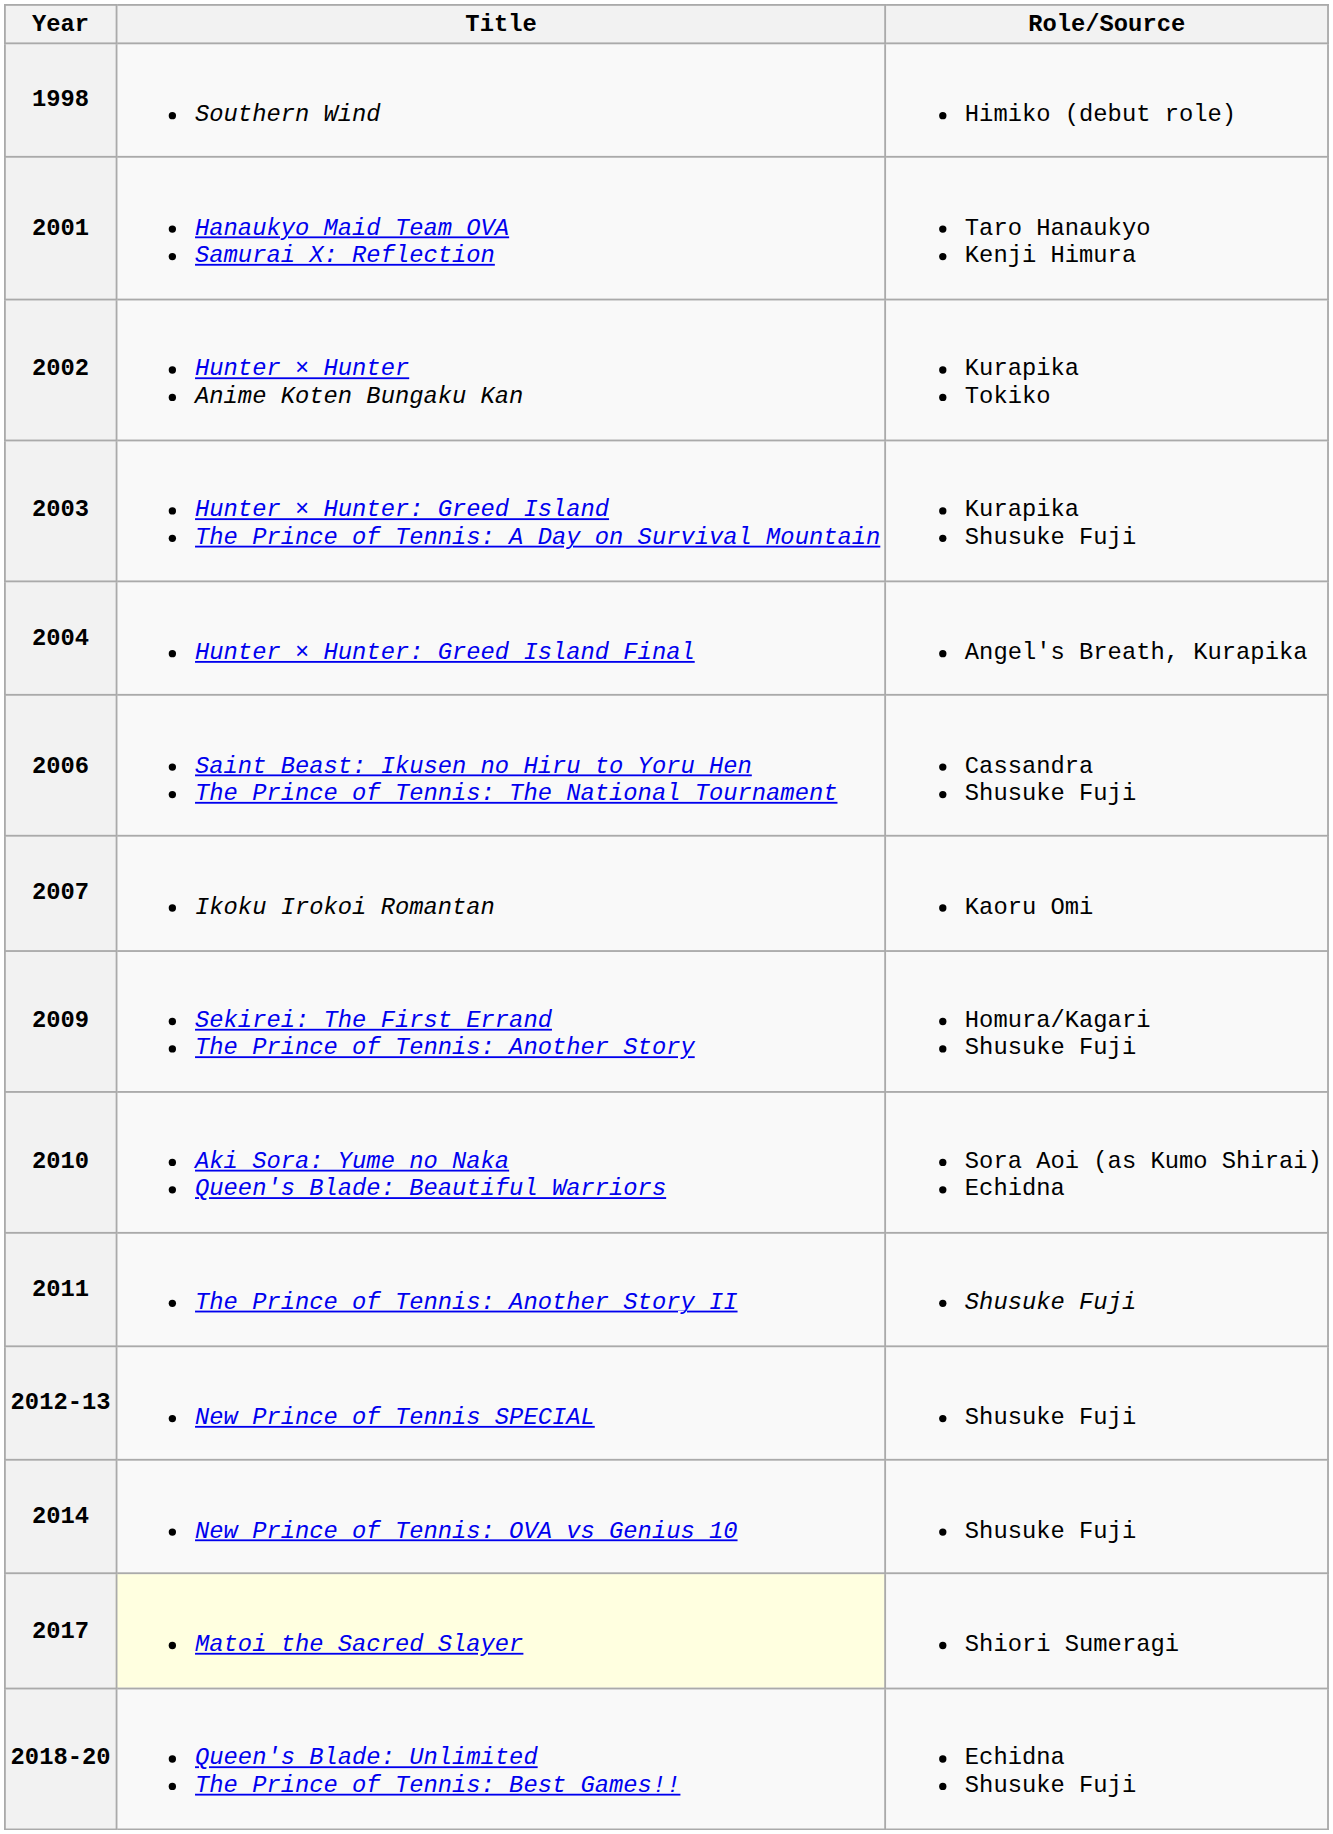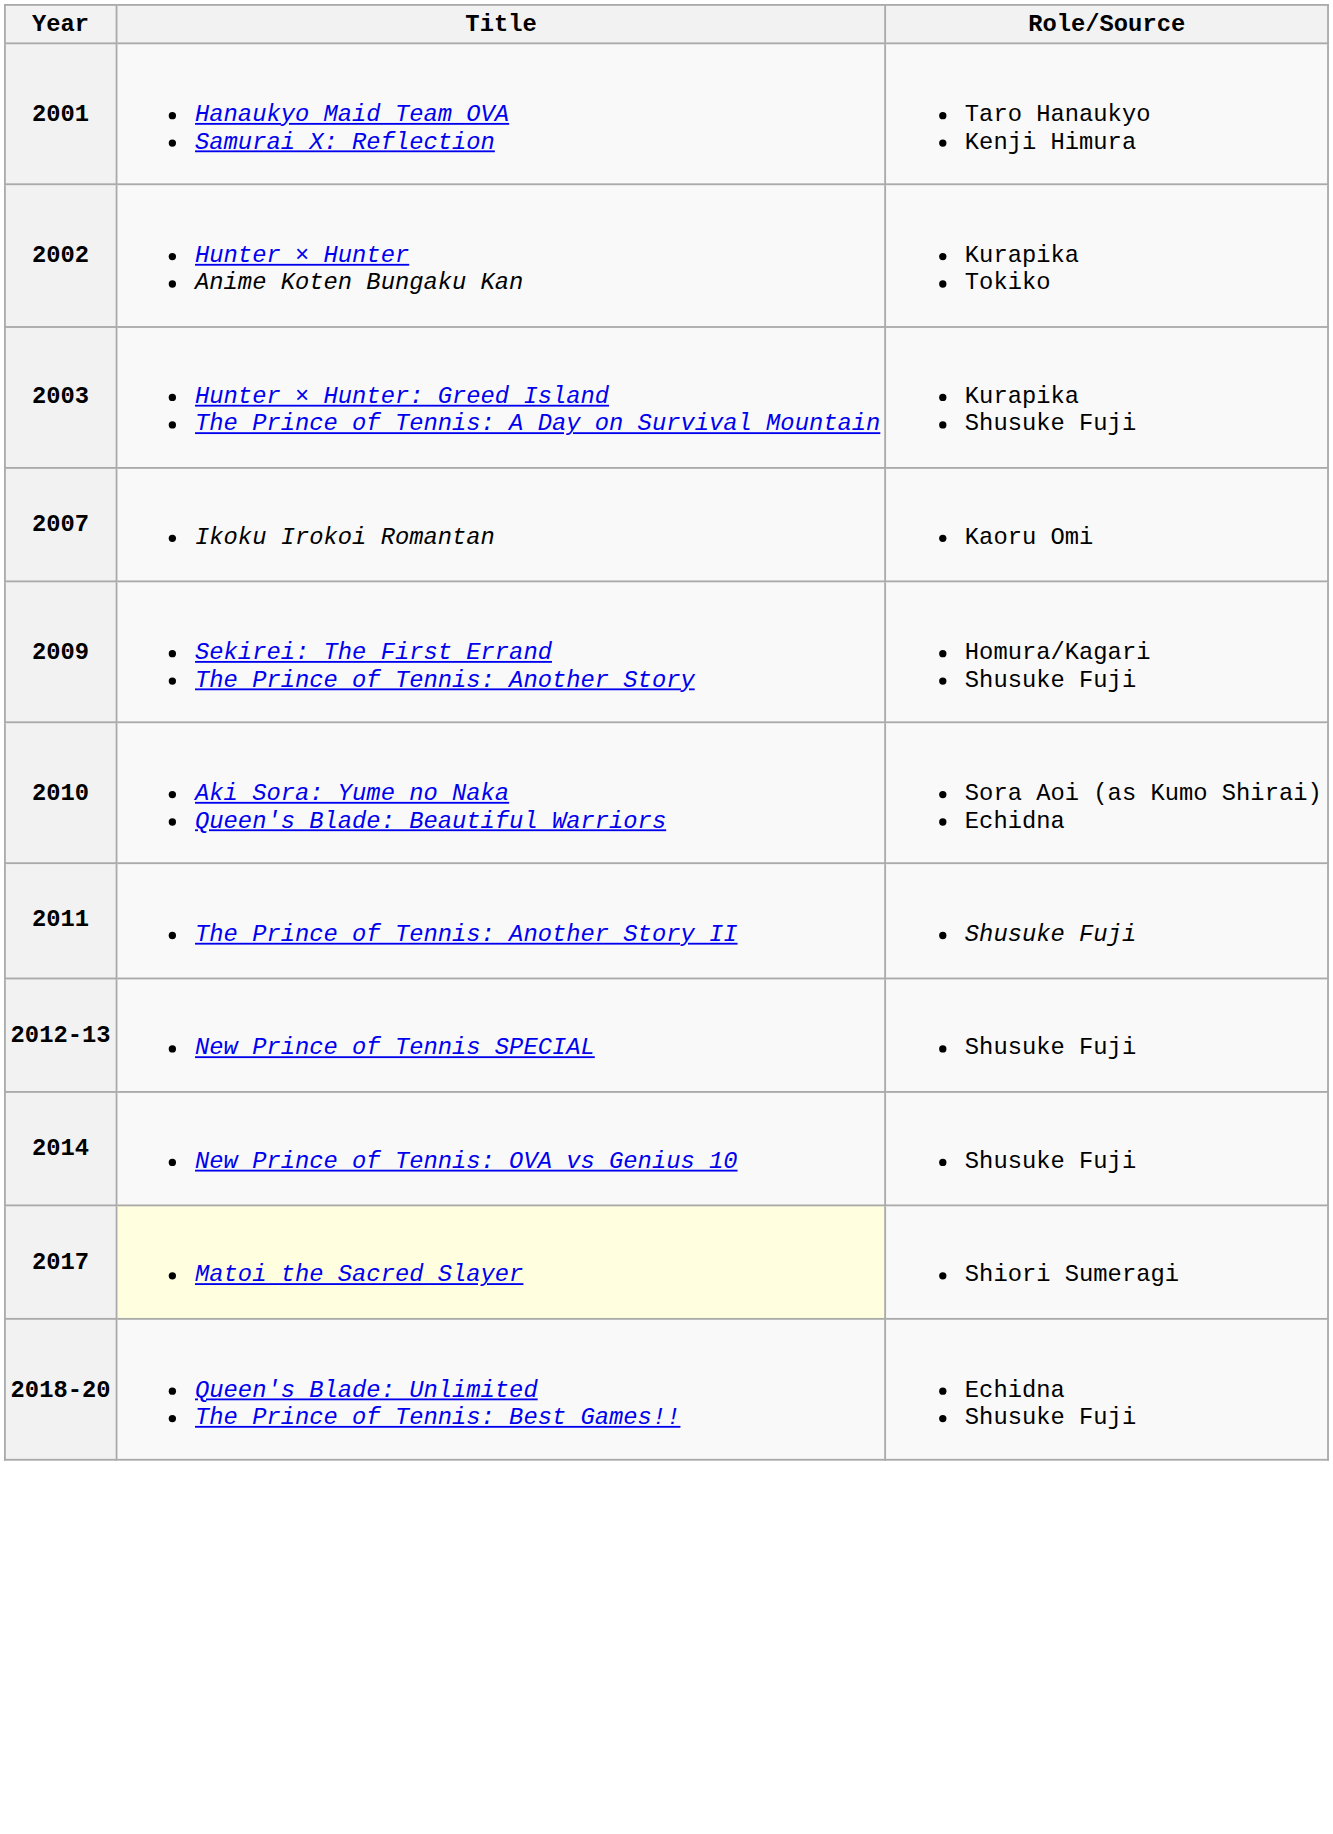- row: (61, 101)
- row: (61, 638)
- row: (61, 766)
